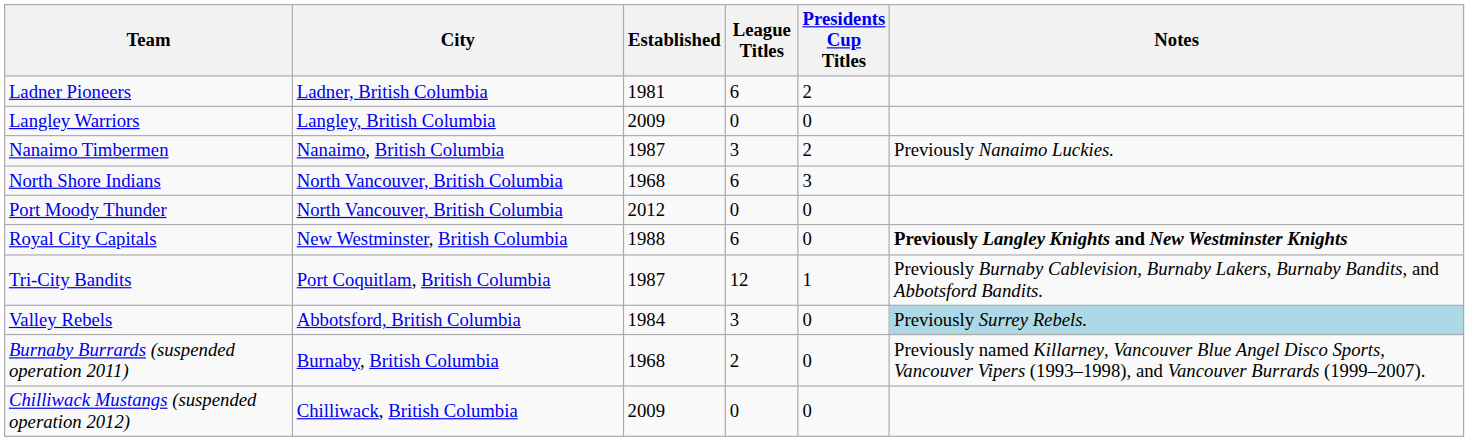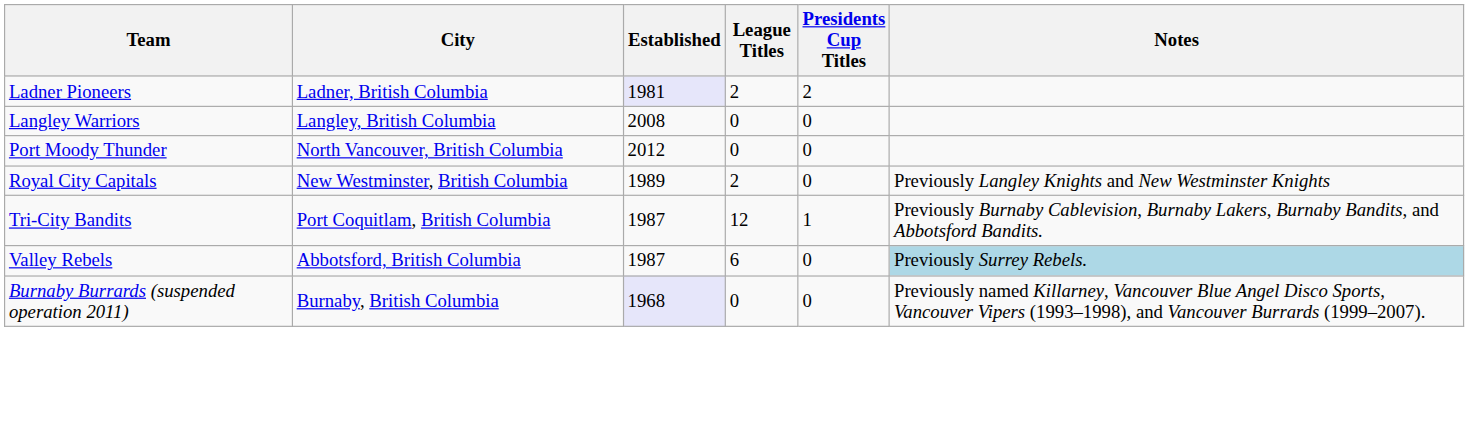(646, 91) no background -> (646, 91) lavender background
(734, 91) 6 -> (734, 91) 2
(646, 120) 2009 -> (646, 120) 2008
- row: (89, 150)
- row: (85, 180)
(646, 239) 1988 -> (646, 180) 1989
(734, 239) 6 -> (734, 180) 2
(1121, 239) bold -> (1112, 180) normal
(646, 320) 1984 -> (646, 260) 1987
(734, 320) 3 -> (734, 260) 6
(646, 360) no background -> (646, 300) lavender background
(734, 360) 2 -> (734, 300) 0
- row: (133, 411)
